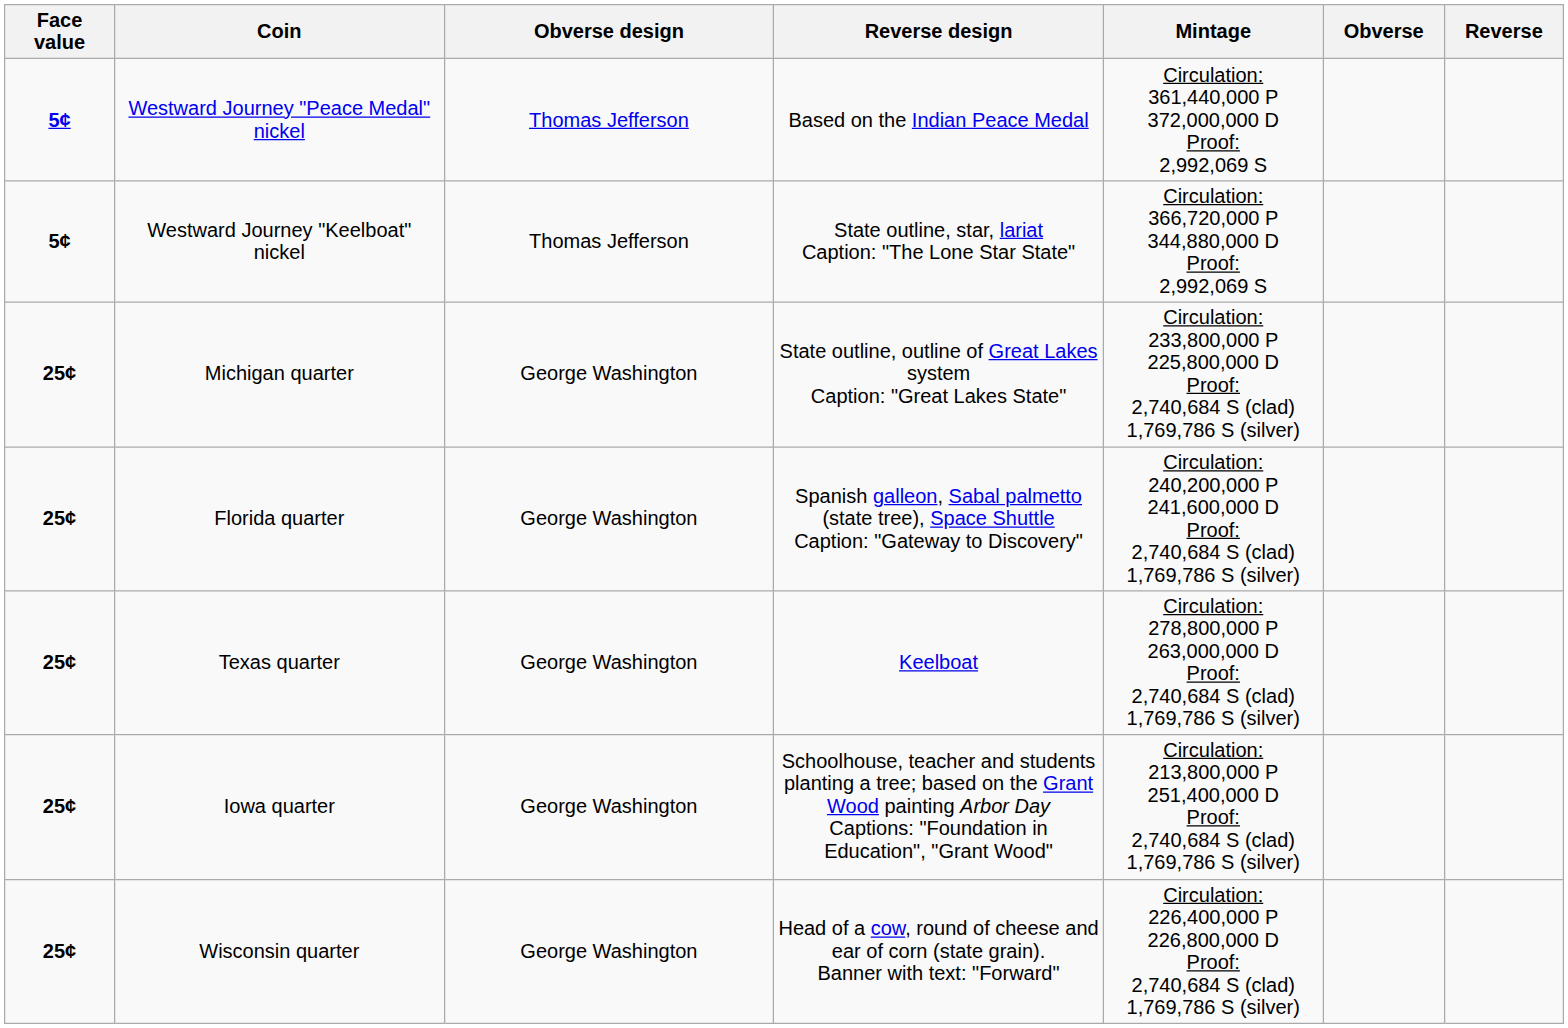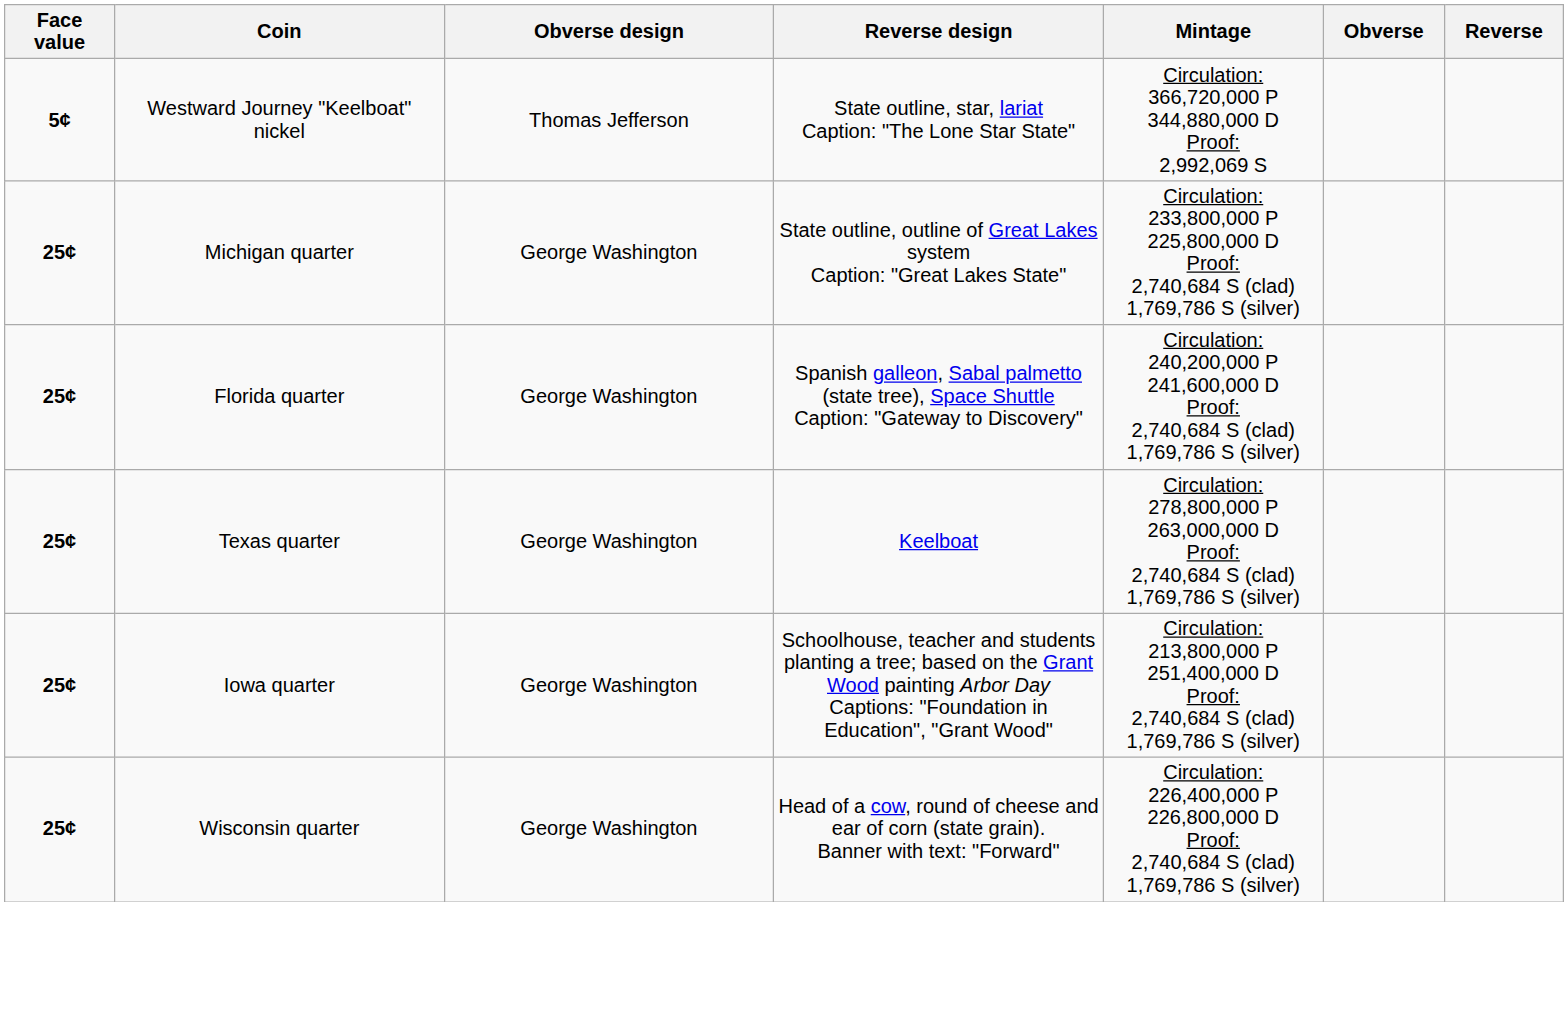- row: (279, 119)
